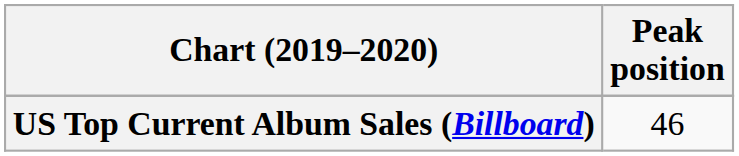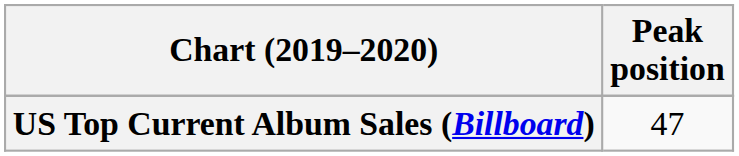(667, 122) 46 -> (667, 122) 47
